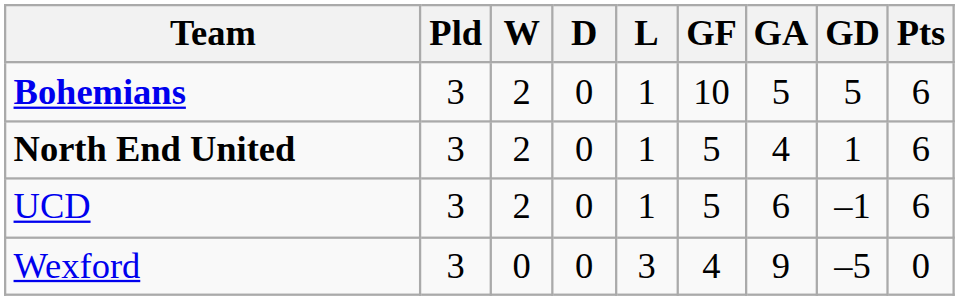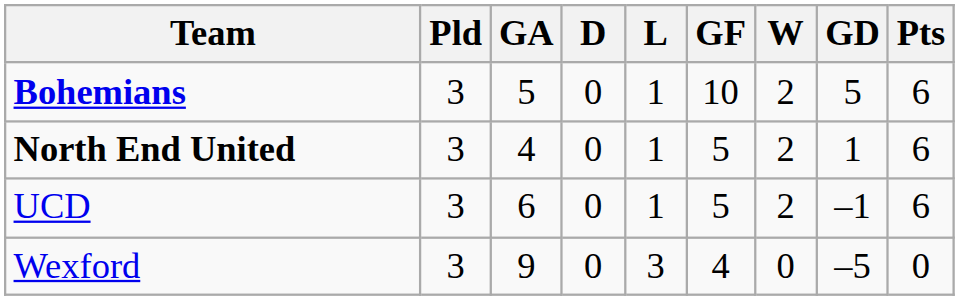columns swapped: (522, 33) <-> (781, 33)
